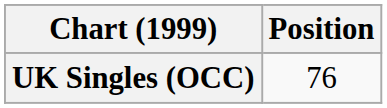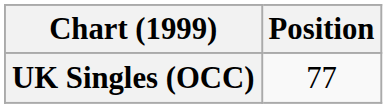(321, 77) 76 -> (321, 77) 77
